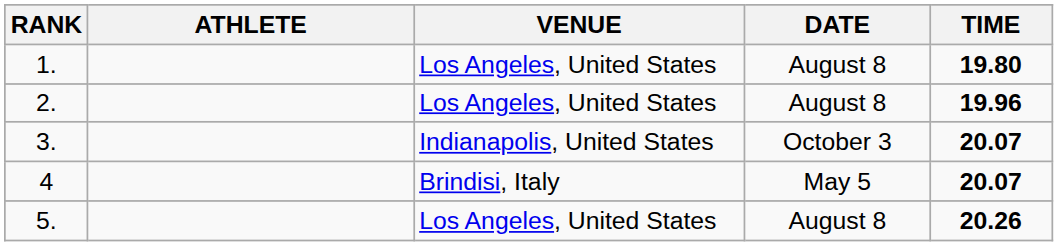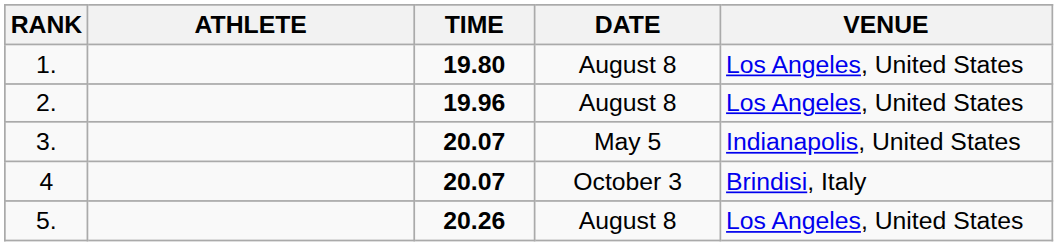columns swapped: (991, 25) <-> (579, 25)
(837, 142) October 3 -> (628, 142) May 5
(837, 181) May 5 -> (628, 181) October 3
